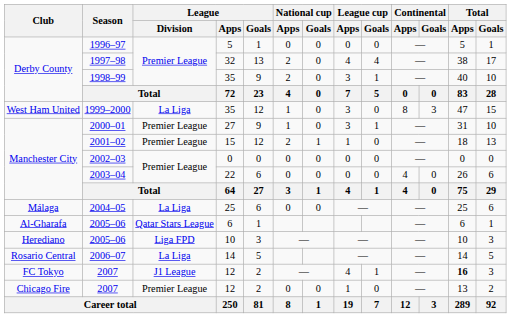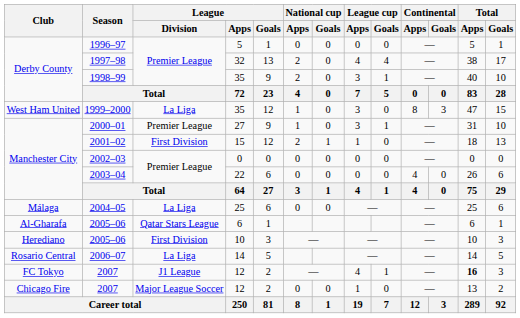(175, 142) Premier League -> (179, 142) First Division
(175, 239) Liga FPD -> (179, 239) First Division
(175, 288) Premier League -> (179, 288) Major League Soccer
